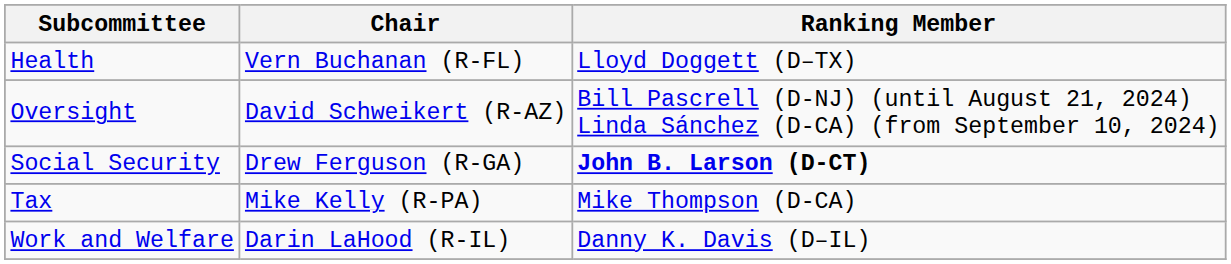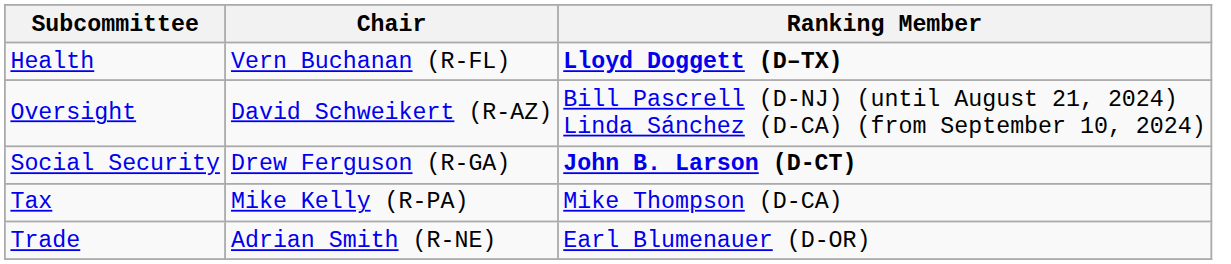(717, 62) normal -> (703, 62) bold
+ row: (45, 240)
- row: (122, 240)
